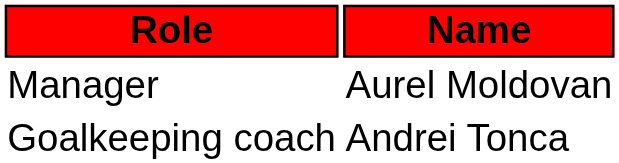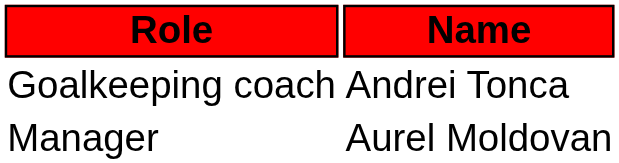rows swapped: (83, 85) <-> (172, 138)
